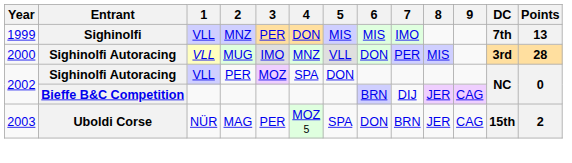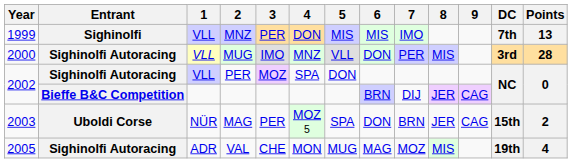+ row: (238, 149)
